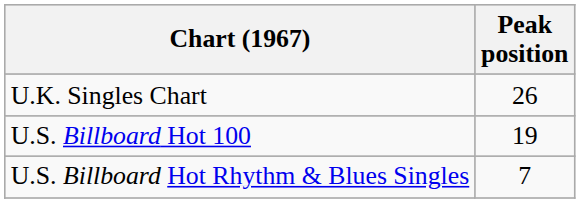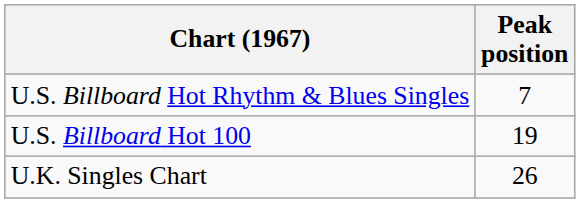rows swapped: (109, 94) <-> (240, 176)
